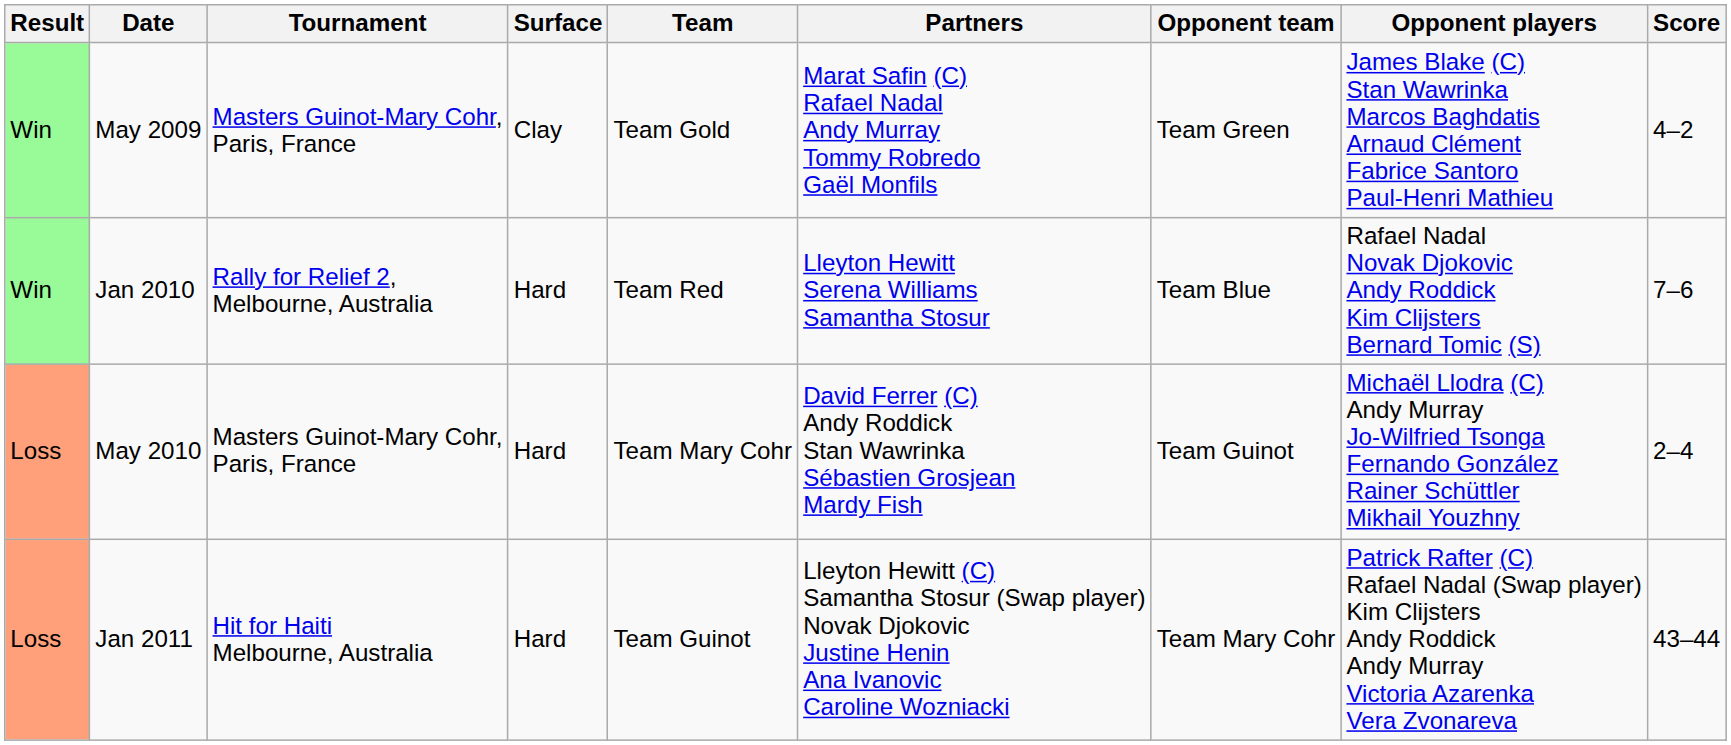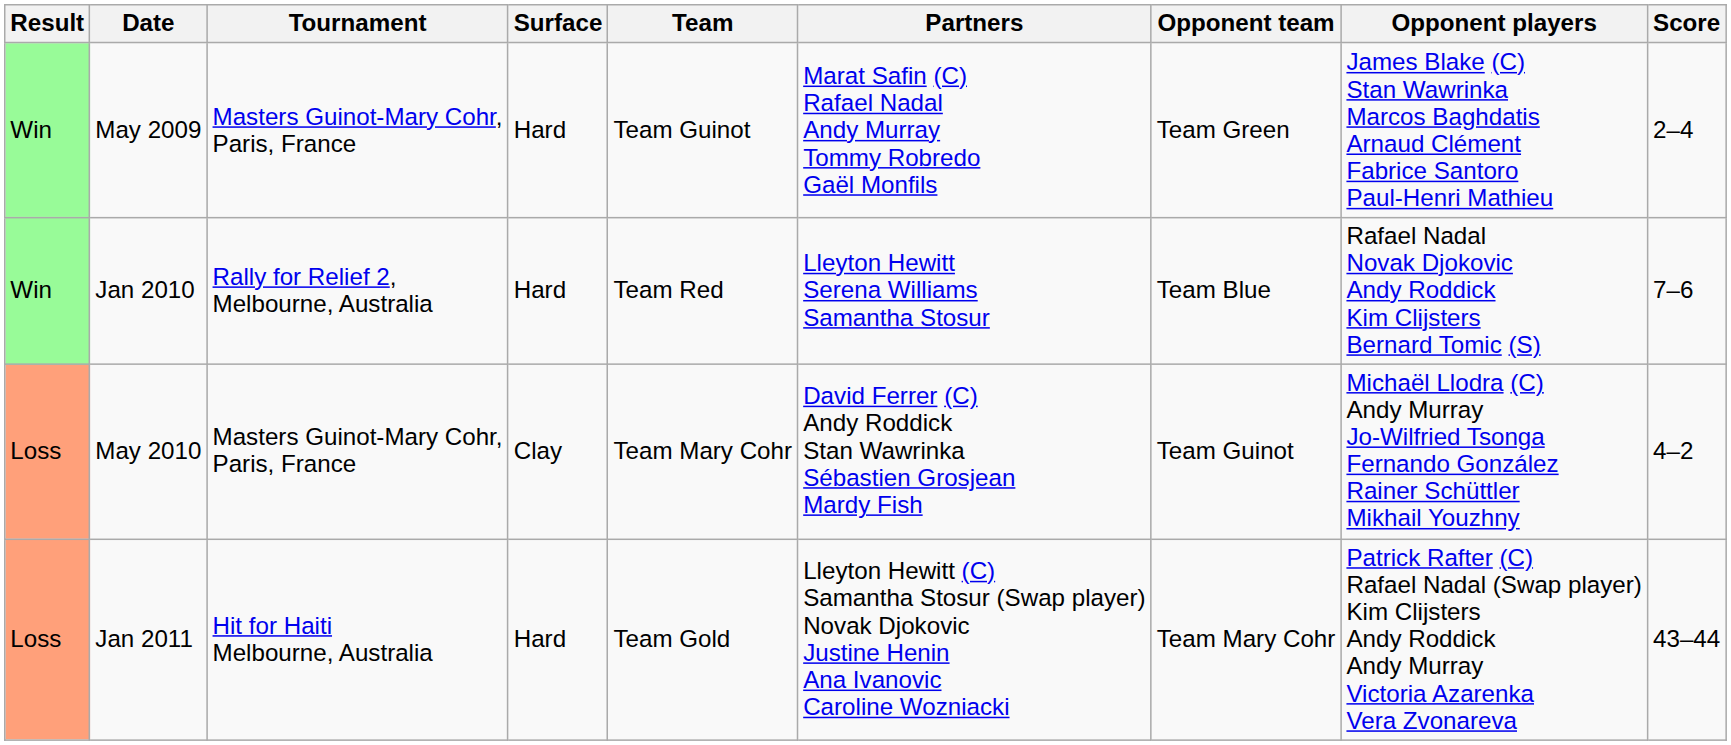(538, 129) Clay -> (540, 129) Hard
(672, 129) Team Gold -> (682, 129) Team Guinot
(1673, 129) 4–2 -> (1673, 129) 2–4
(540, 451) Hard -> (538, 451) Clay
(1673, 451) 2–4 -> (1673, 451) 4–2
(682, 638) Team Guinot -> (672, 638) Team Gold
